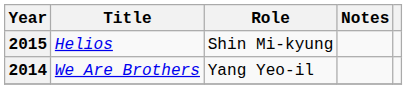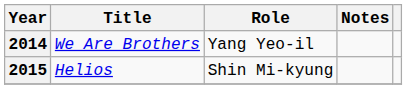rows swapped: (28, 70) <-> (28, 44)
